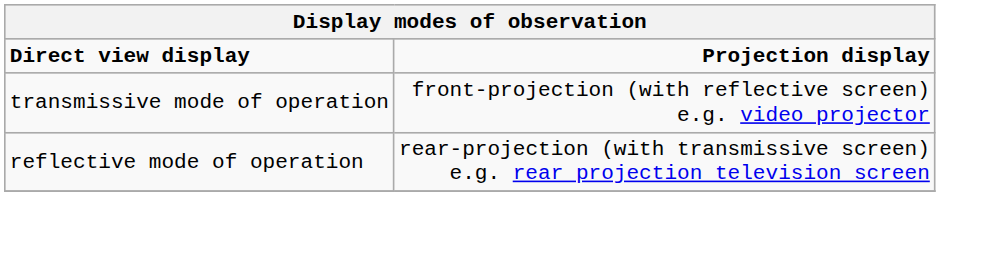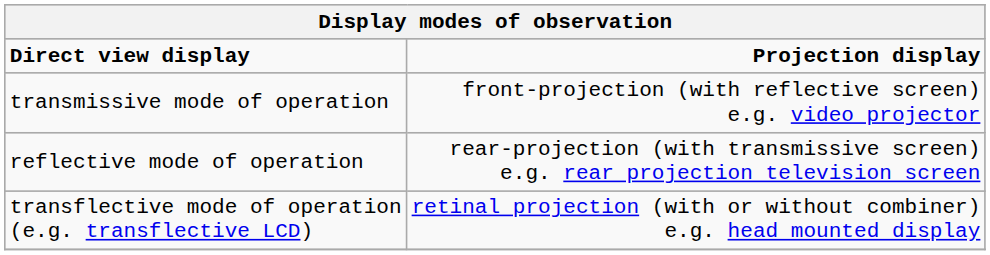+ row: (206, 220)
